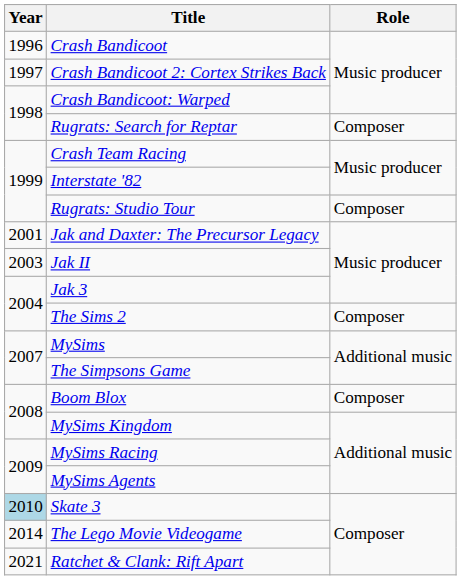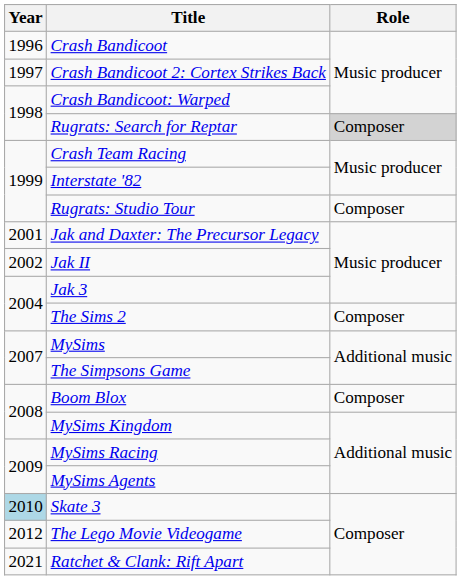(369, 126) no background -> (369, 126) lightgrey background
(26, 262) 2003 -> (26, 262) 2002
(26, 533) 2014 -> (26, 533) 2012
